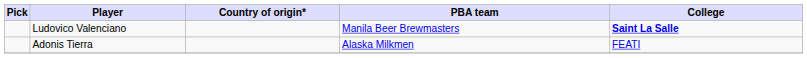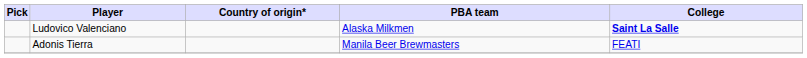(401, 28) Manila Beer Brewmasters -> (378, 28) Alaska Milkmen
(378, 45) Alaska Milkmen -> (401, 45) Manila Beer Brewmasters
